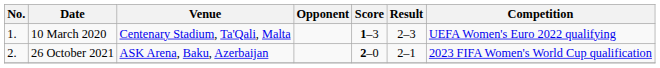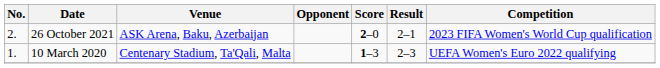rows swapped: (69, 33) <-> (72, 53)
